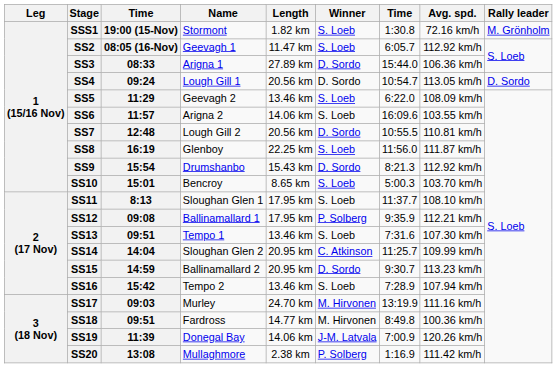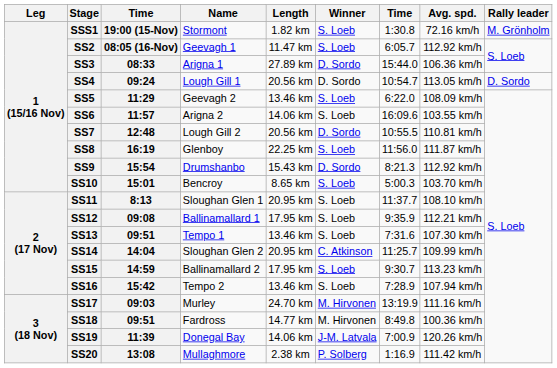(291, 201) 17.95 km -> (291, 201) 20.95 km
(342, 218) P. Solberg -> (336, 218) S. Loeb
(291, 269) 20.95 km -> (291, 269) 17.95 km
(339, 269) D. Sordo -> (336, 269) S. Loeb
